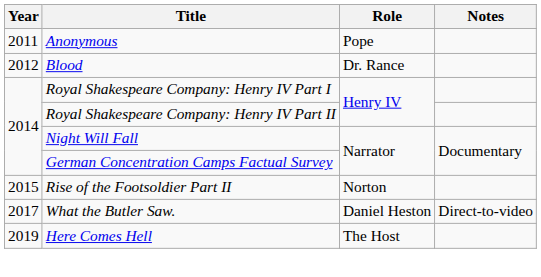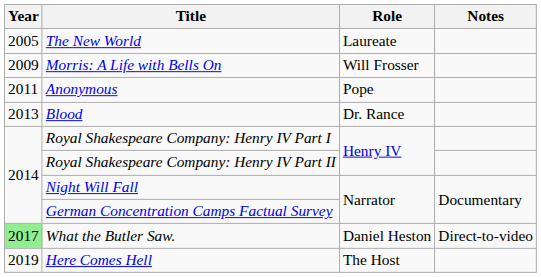+ row: (93, 41)
+ row: (134, 65)
(23, 65) 2012 -> (23, 114) 2013
- row: (139, 187)
(23, 211) no background -> (23, 235) lightgreen background
